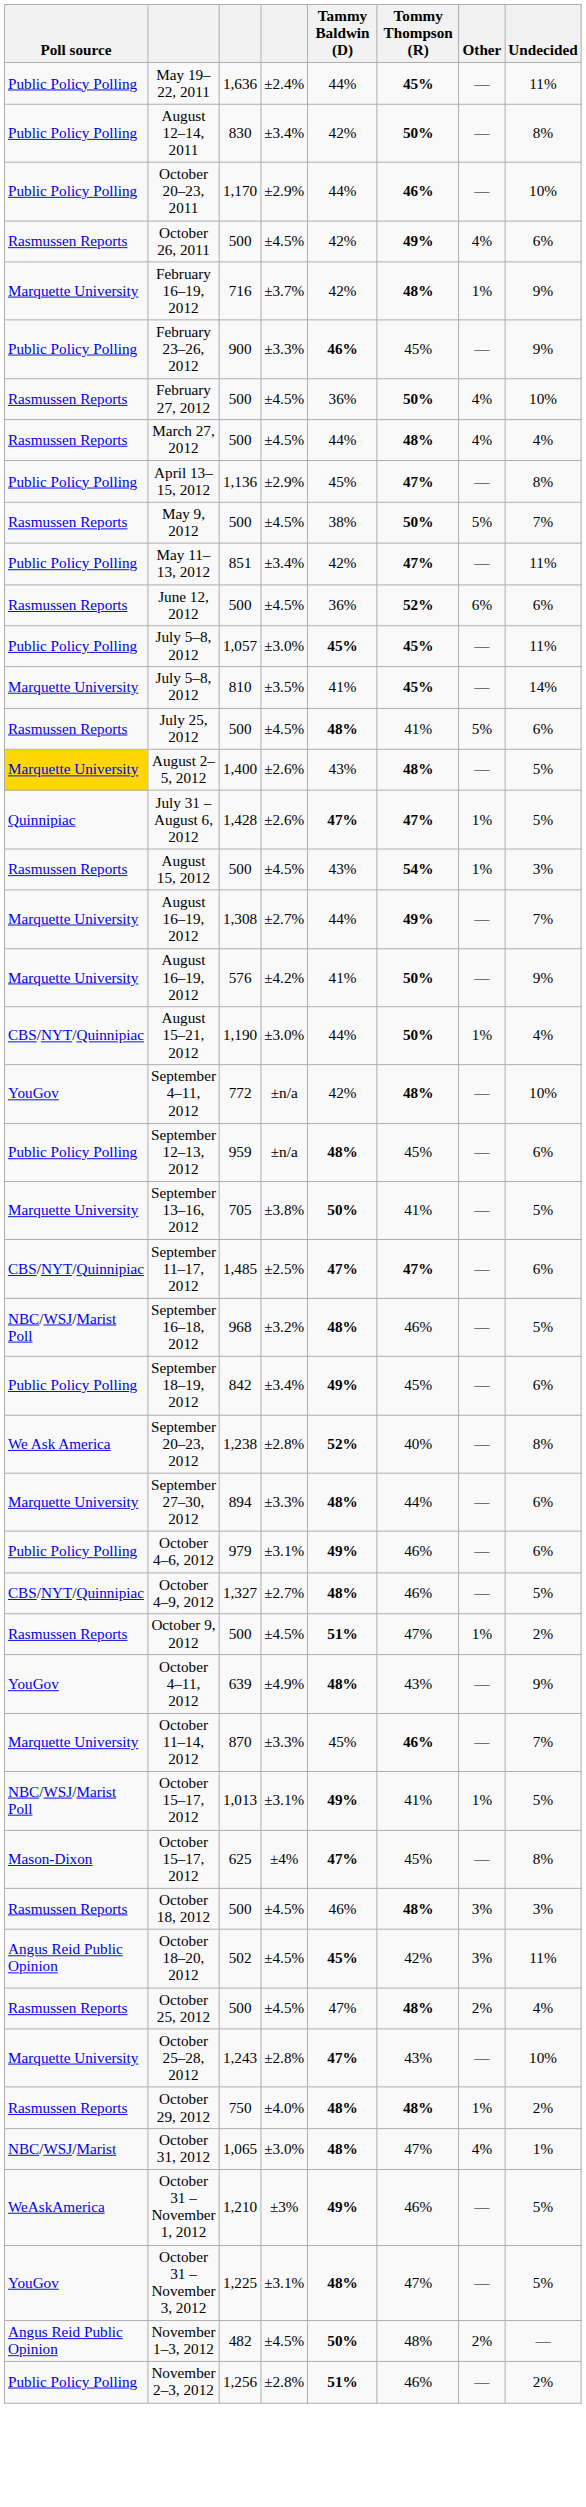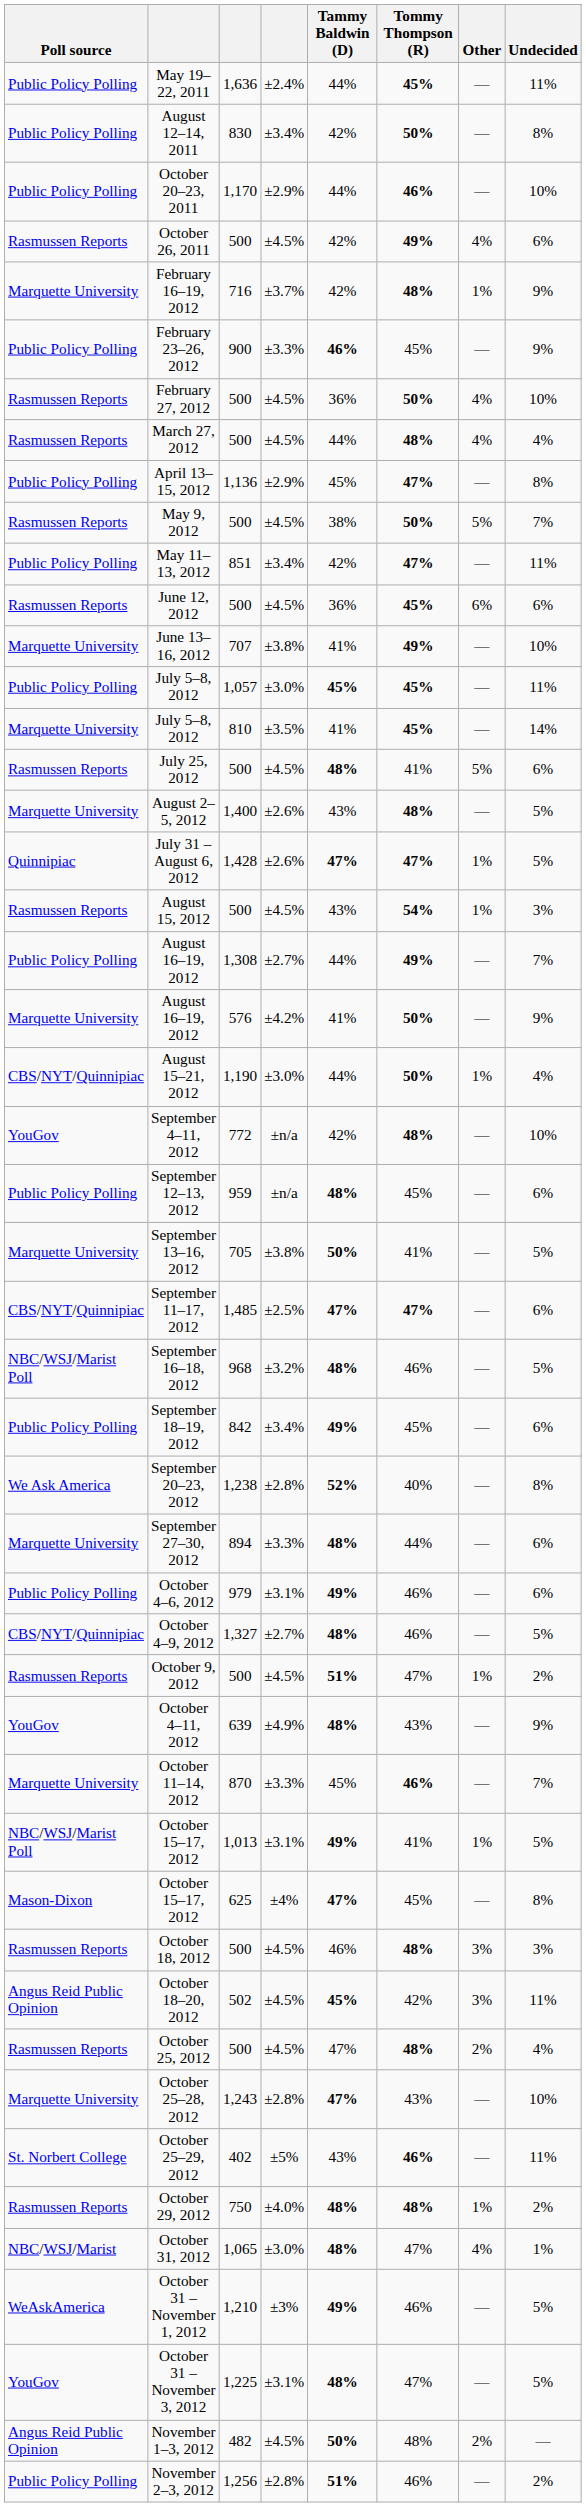(418, 605) 52% -> (418, 605) 45%
+ row: (183, 646)
(73, 769) gold background -> (73, 811) no background
(73, 919) Marquette University -> (73, 960) Public Policy Polling
+ row: (183, 2157)
